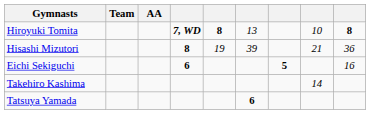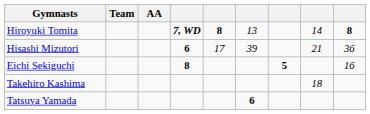(317, 31) 10 -> (317, 31) 14
(187, 48) 8 -> (187, 48) 6
(219, 48) 19 -> (219, 48) 17
(187, 66) 6 -> (187, 66) 8
(317, 83) 14 -> (317, 83) 18
